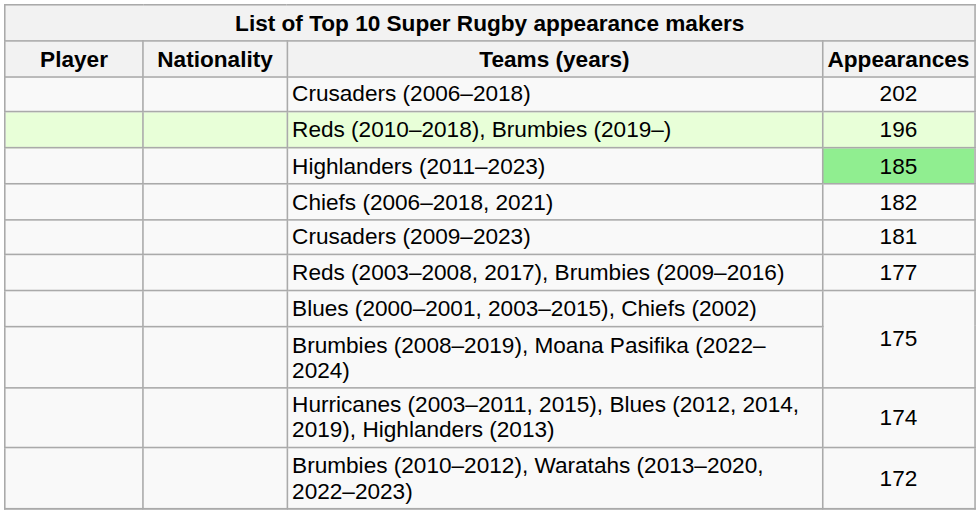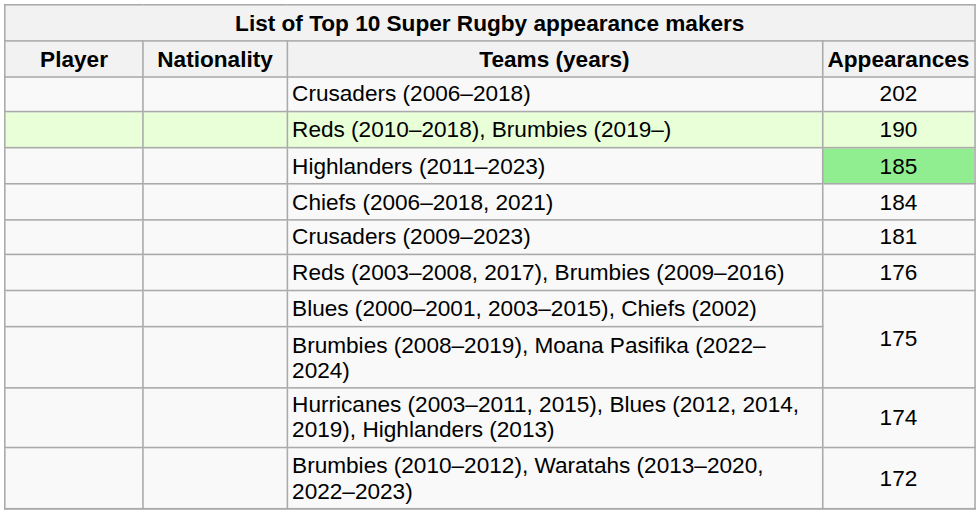(898, 130) 196 -> (898, 130) 190
(898, 202) 182 -> (898, 202) 184
(898, 273) 177 -> (898, 273) 176
